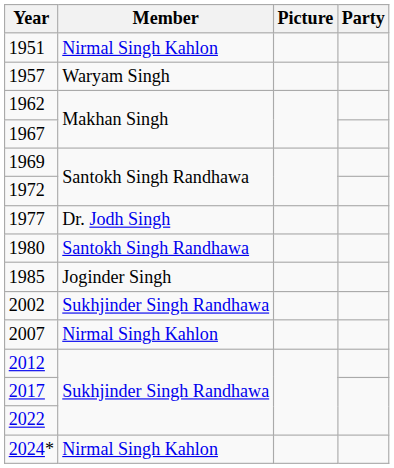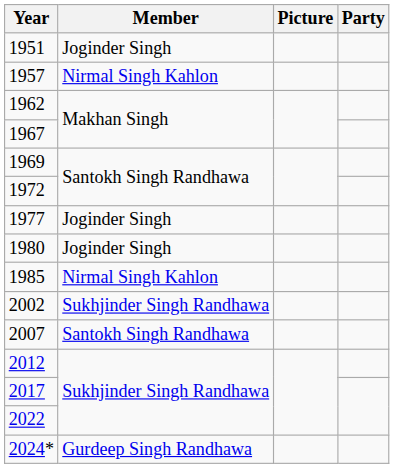(140, 47) Nirmal Singh Kahlon -> (117, 47) Joginder Singh
(116, 76) Waryam Singh -> (140, 76) Nirmal Singh Kahlon
(116, 219) Dr. Jodh Singh -> (117, 219) Joginder Singh
(156, 248) Santokh Singh Randhawa -> (117, 248) Joginder Singh
(117, 276) Joginder Singh -> (140, 276) Nirmal Singh Kahlon
(140, 334) Nirmal Singh Kahlon -> (156, 334) Santokh Singh Randhawa
(140, 448) Nirmal Singh Kahlon -> (157, 448) Gurdeep Singh Randhawa
